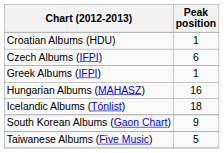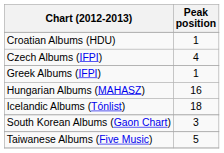(196, 57) 6 -> (196, 57) 4
(196, 123) 9 -> (196, 123) 3
